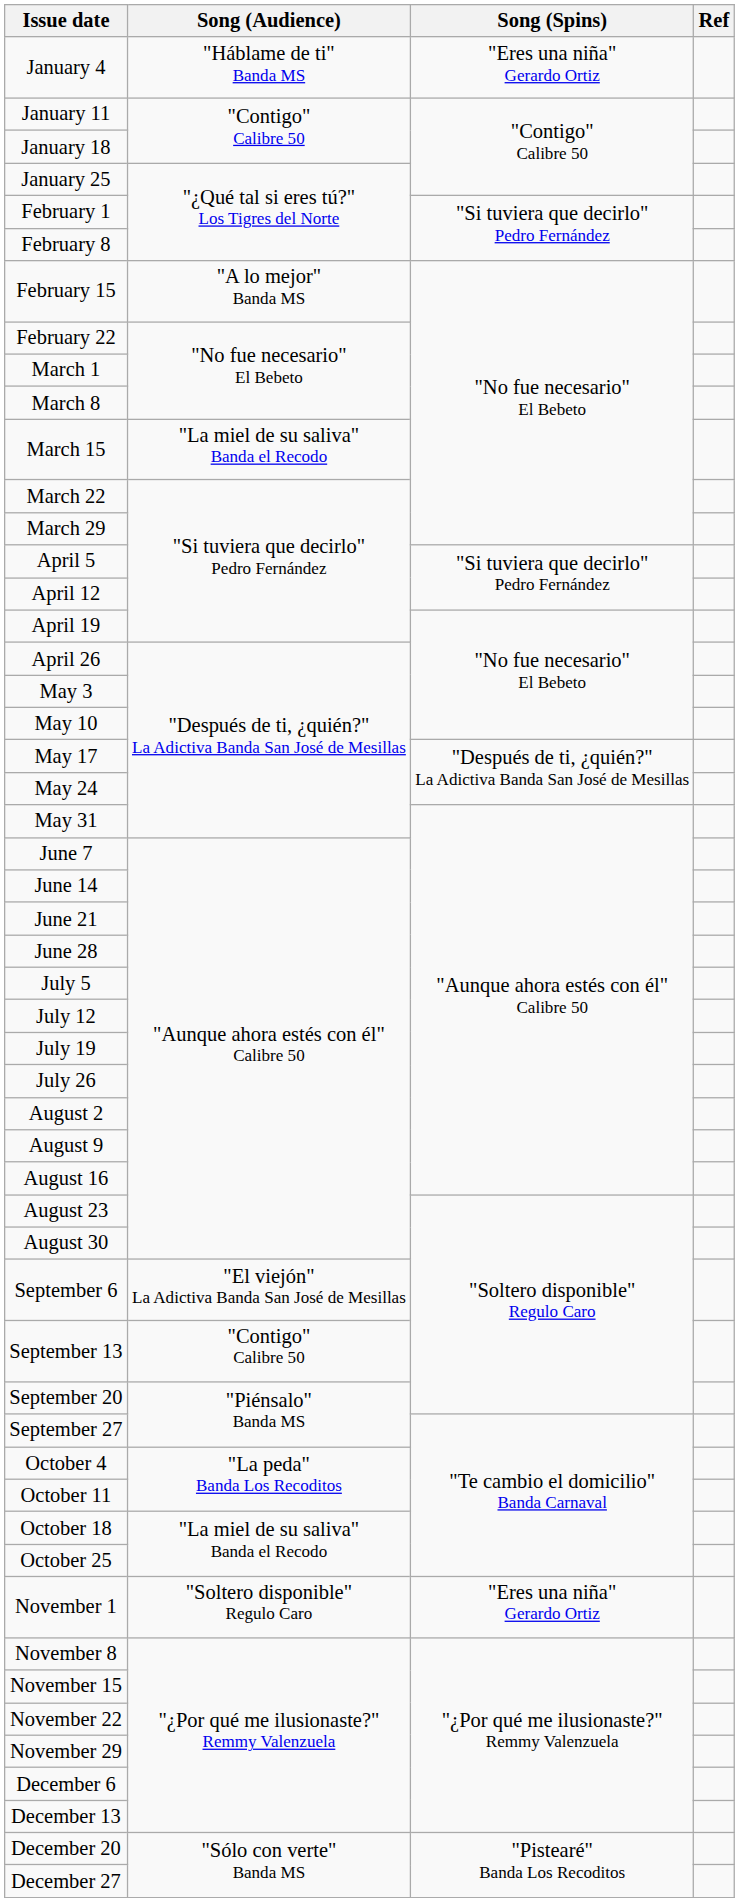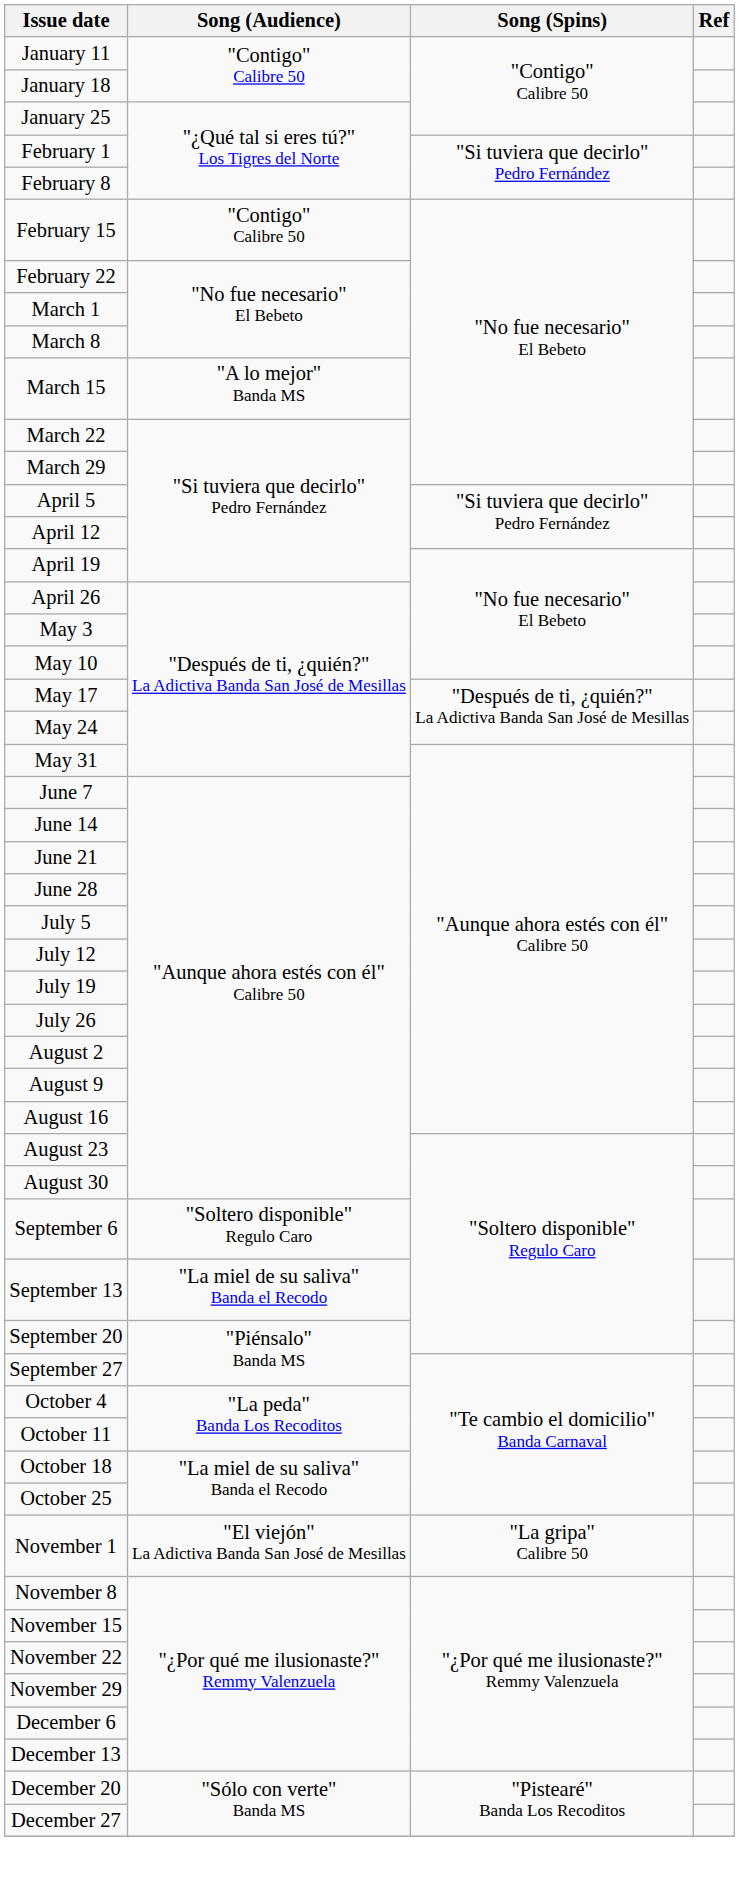- row: (66, 67)
(269, 286) "A lo mejor" Banda MS -> (269, 225) "Contigo" Calibre 50
(269, 445) "La miel de su saliva" Banda el Recodo -> (269, 384) "A lo mejor" Banda MS
(269, 1286) "El viejón" La Adictiva Banda San José de Mesillas -> (269, 1224) "Soltero disponible" Regulo Caro
(269, 1347) "Contigo" Calibre 50 -> (269, 1286) "La miel de su saliva" Banda el Recodo
(269, 1602) "Soltero disponible" Regulo Caro -> (269, 1541) "El viejón" La Adictiva Banda San José de Mesillas
(552, 1602) "Eres una niña" Gerardo Ortiz -> (552, 1541) "La gripa" Calibre 50
